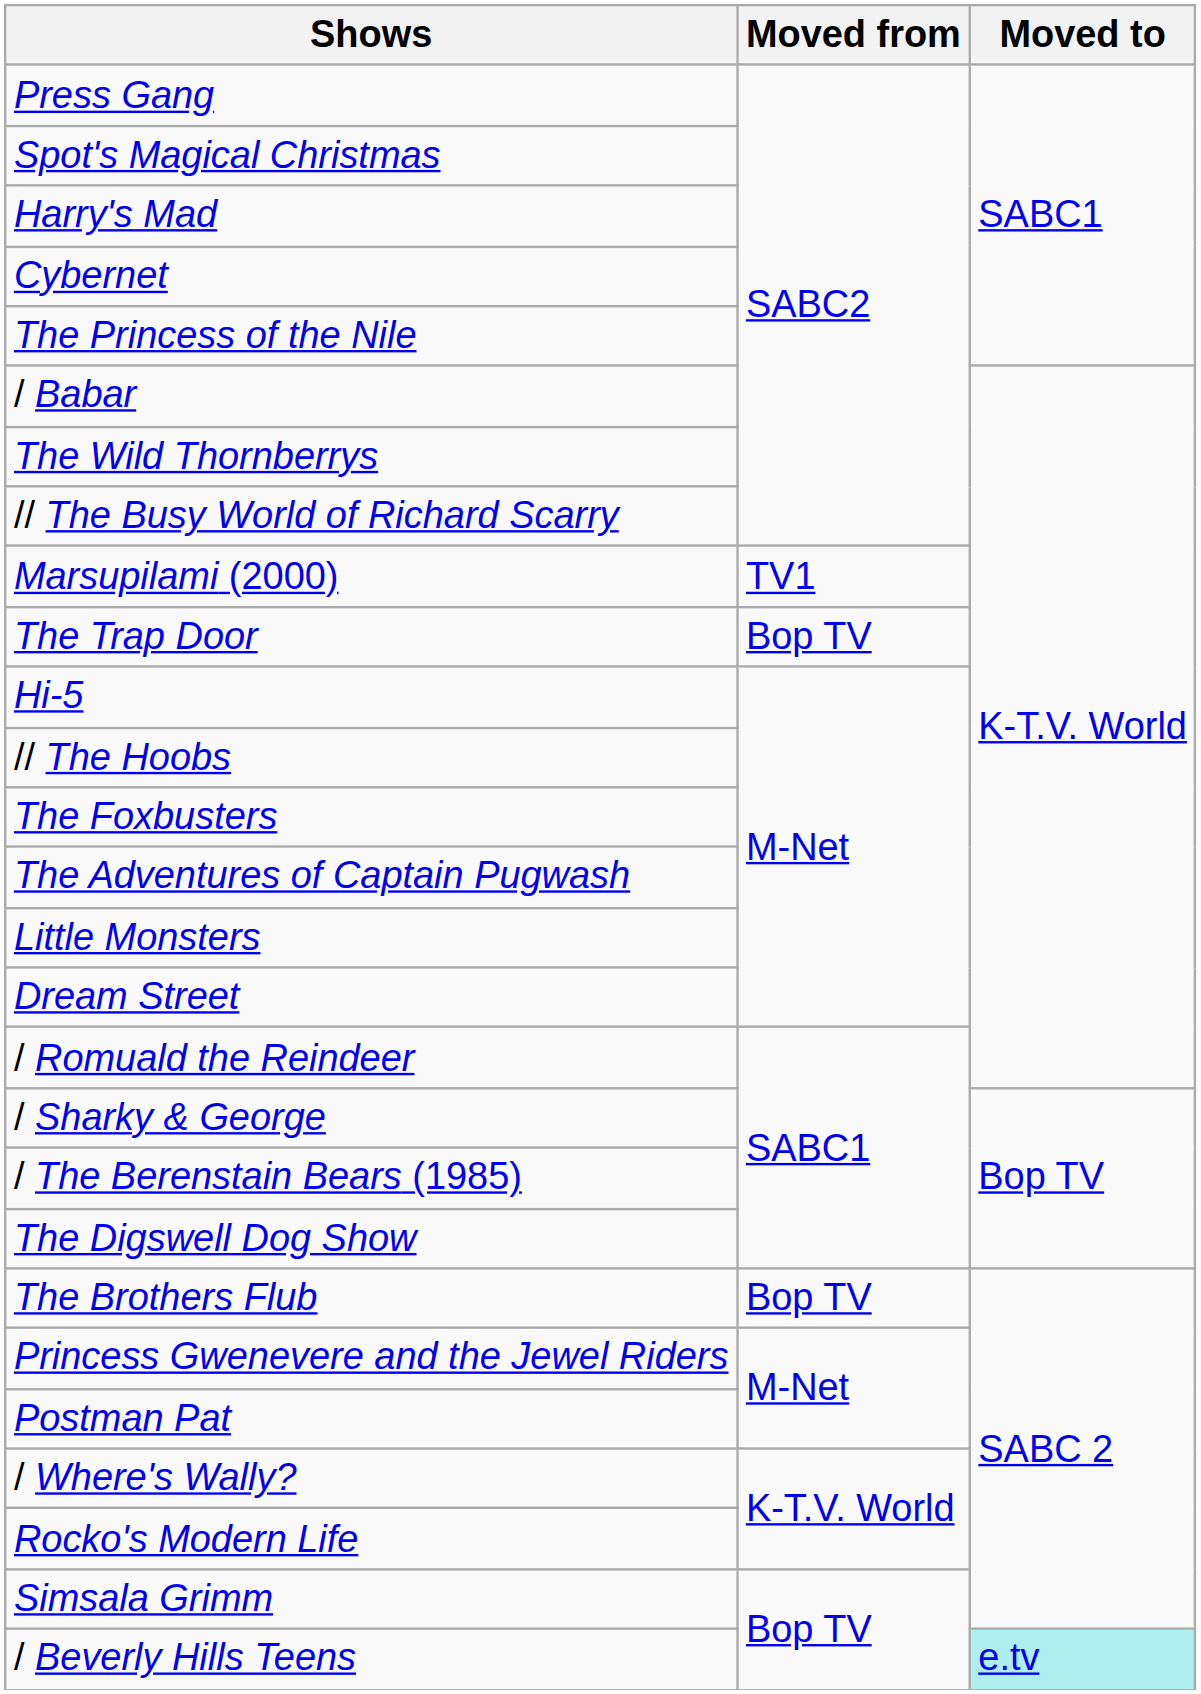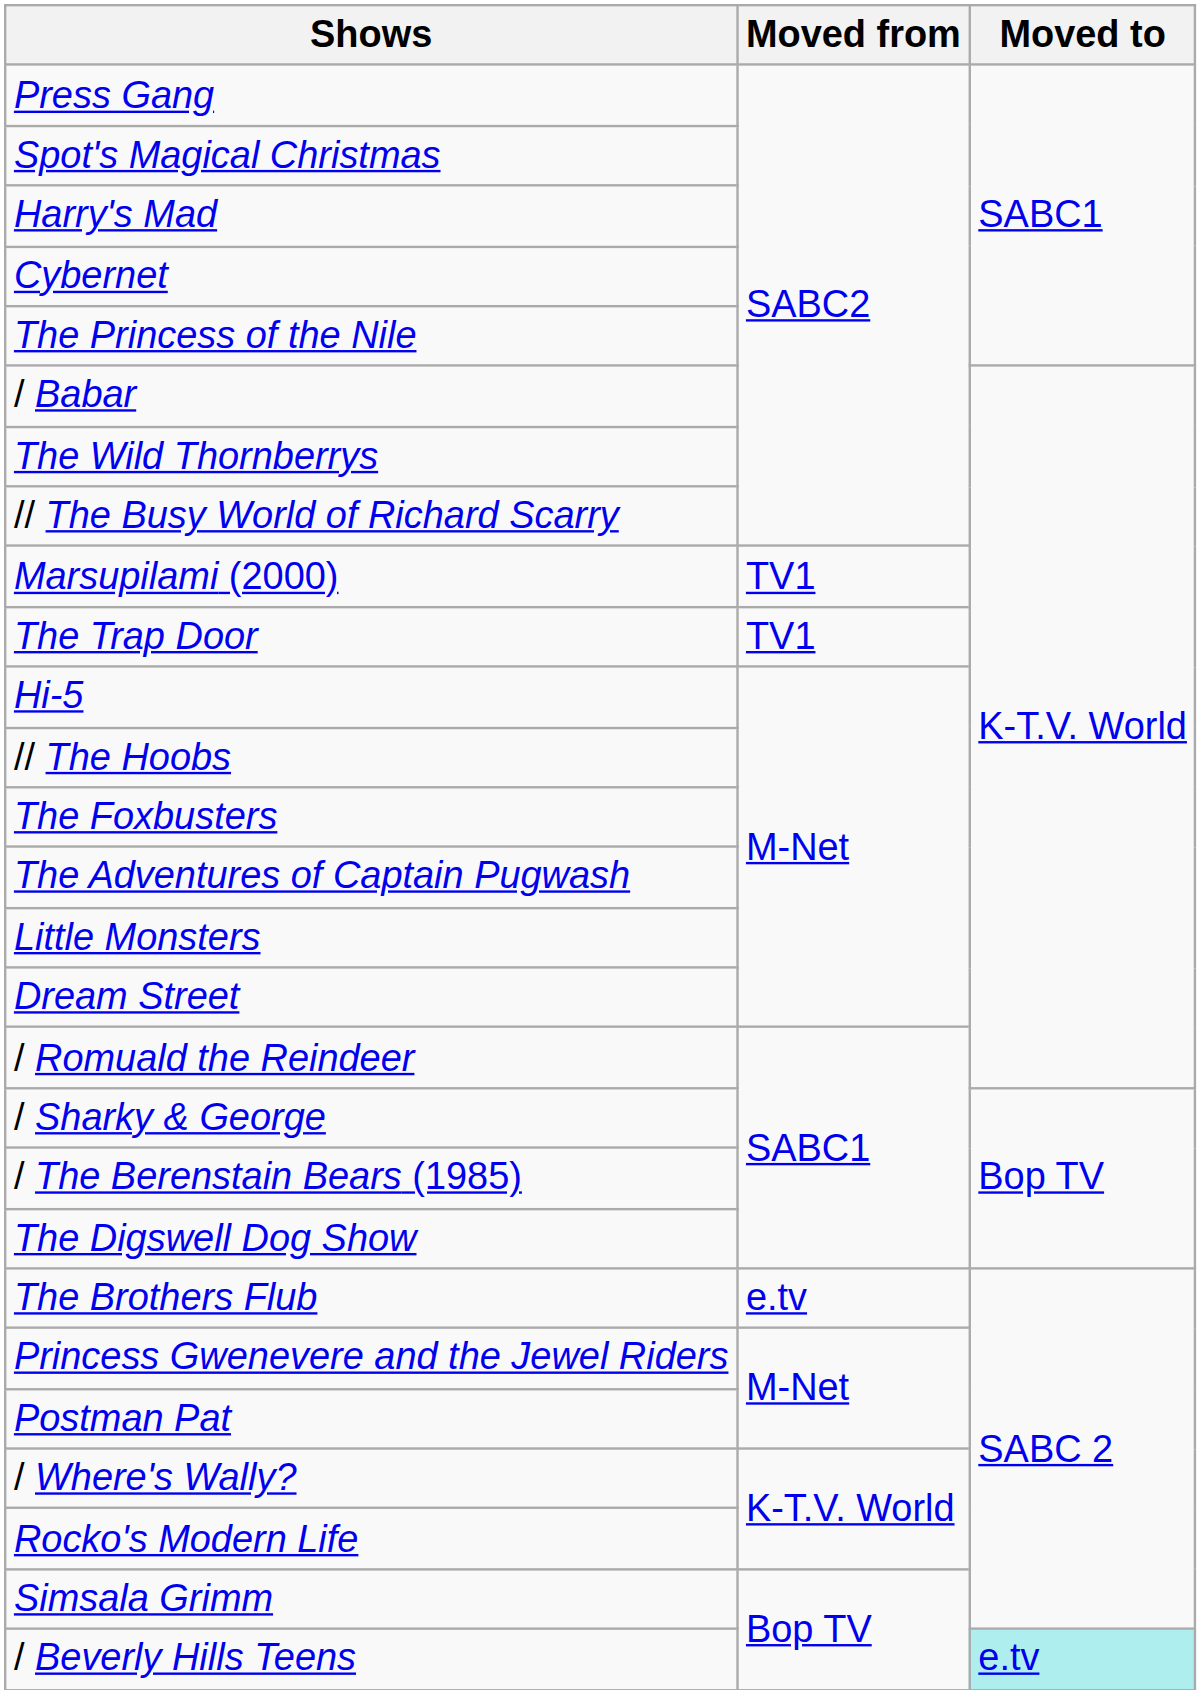(809, 635) Bop TV -> (781, 635) TV1
(809, 1297) Bop TV -> (776, 1297) e.tv
